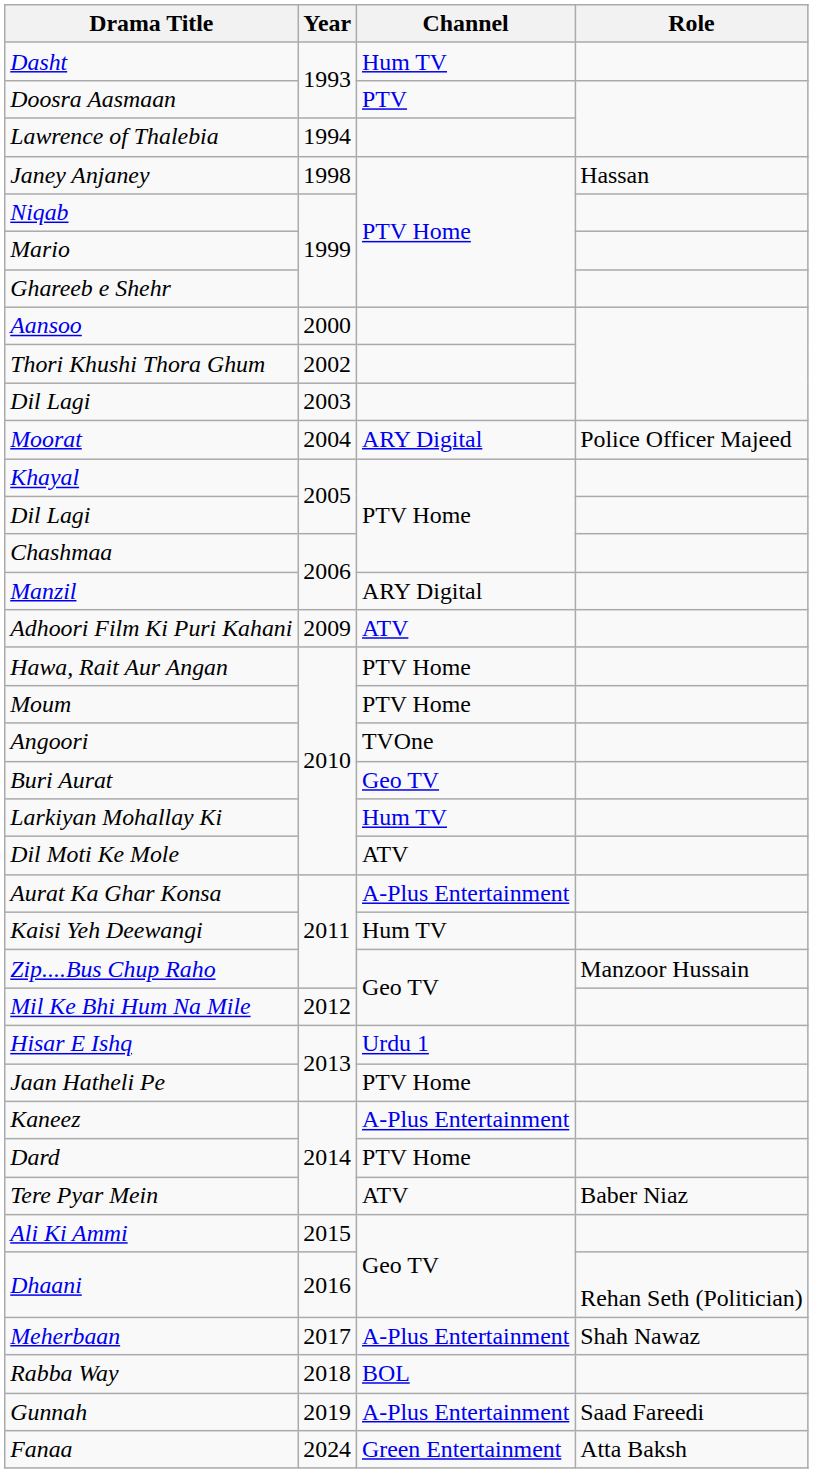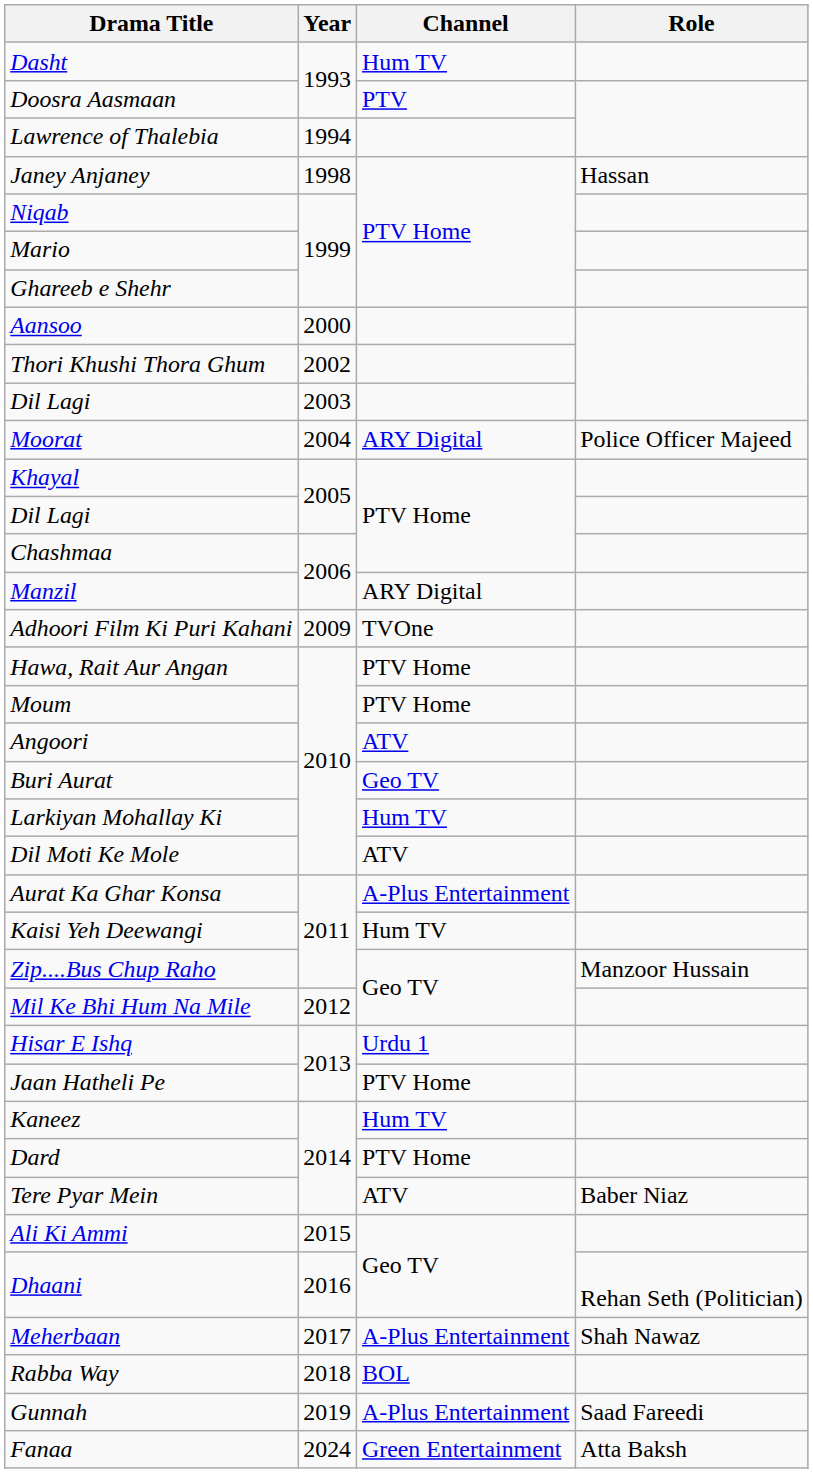(385, 628) ATV -> (398, 628) TVOne
(398, 741) TVOne -> (385, 741) ATV
(466, 1119) A-Plus Entertainment -> (405, 1119) Hum TV
